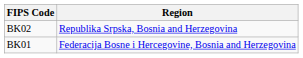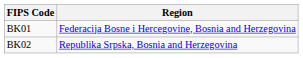rows swapped: (19, 45) <-> (19, 28)
